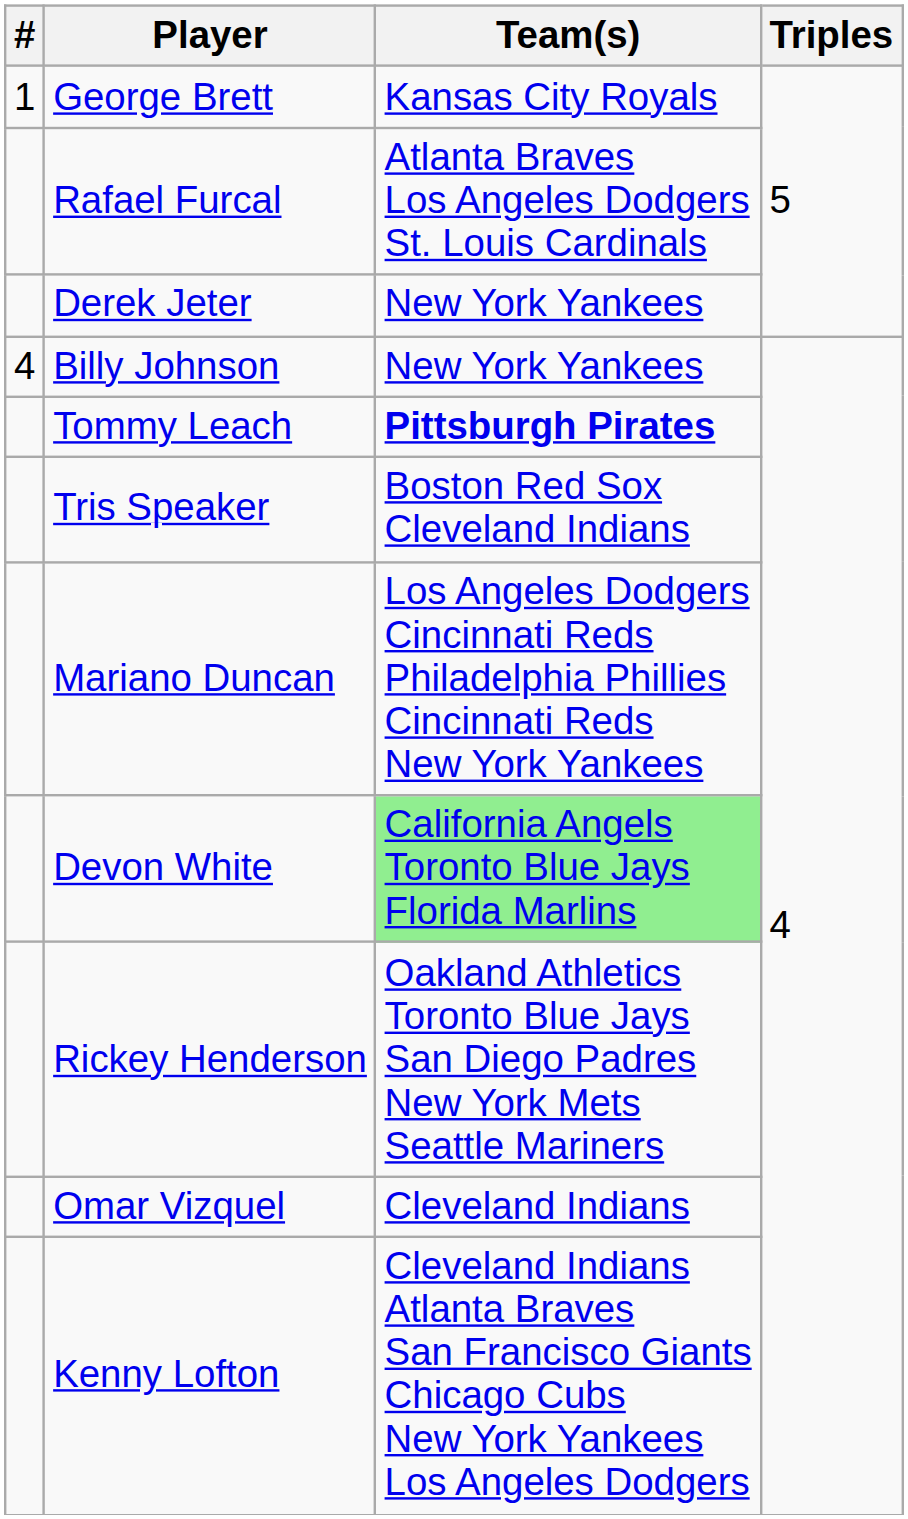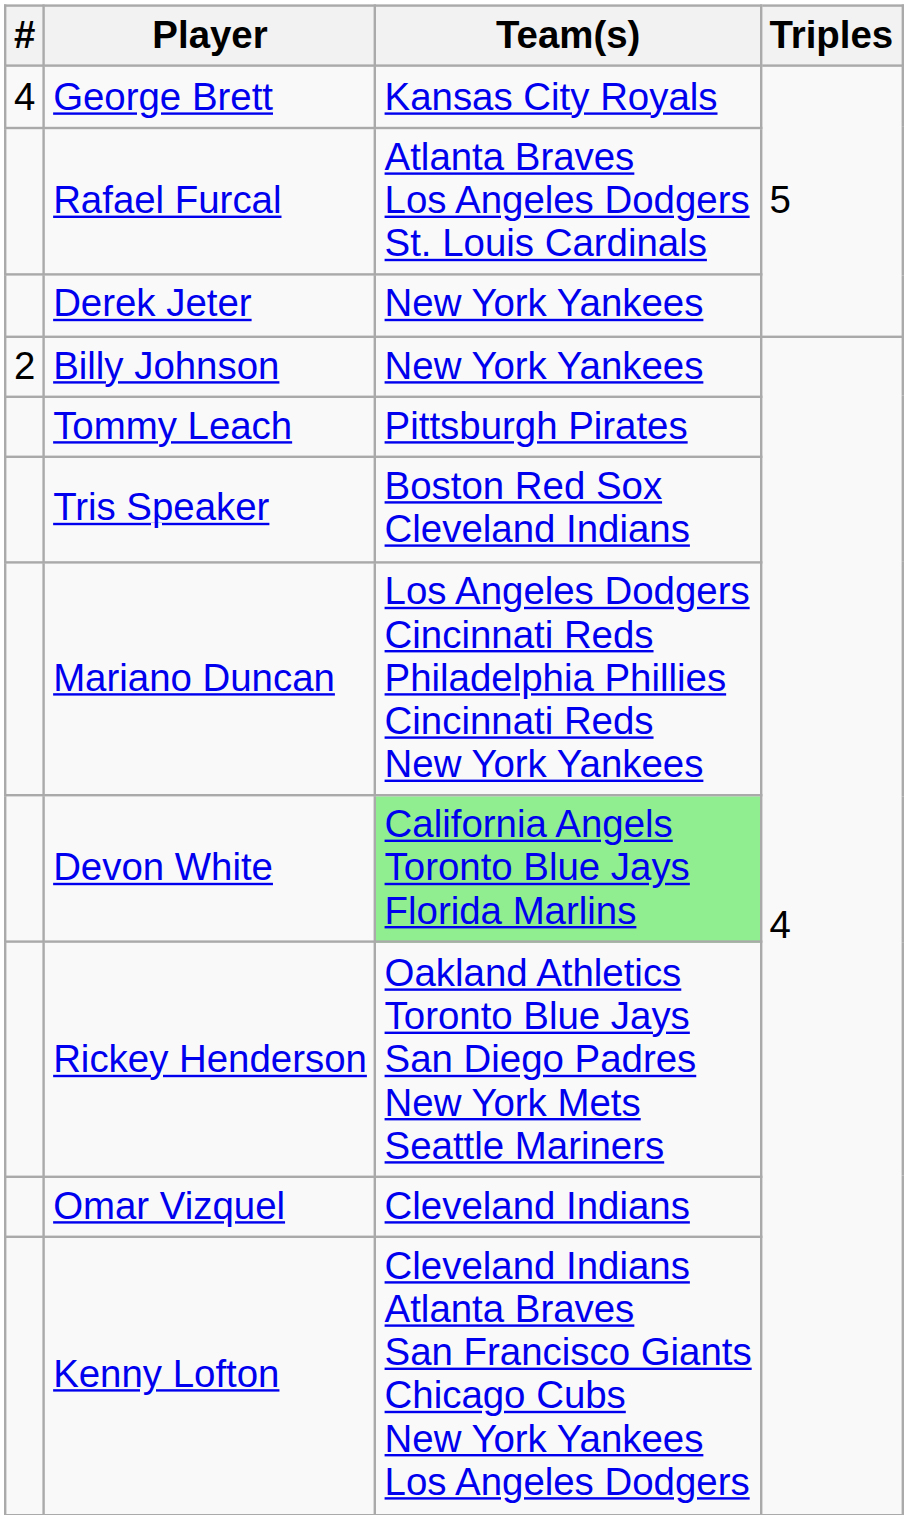(25, 96) 1 -> (25, 96) 4
(25, 365) 4 -> (25, 365) 2
(550, 426) bold -> (536, 426) normal
